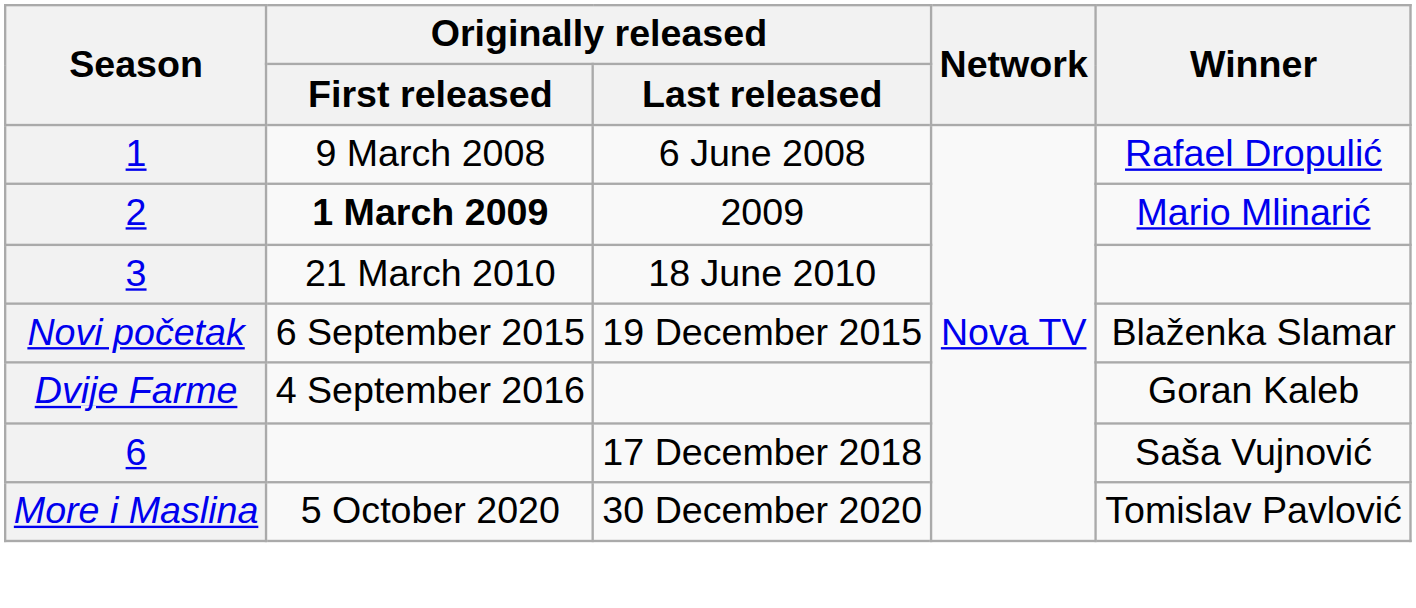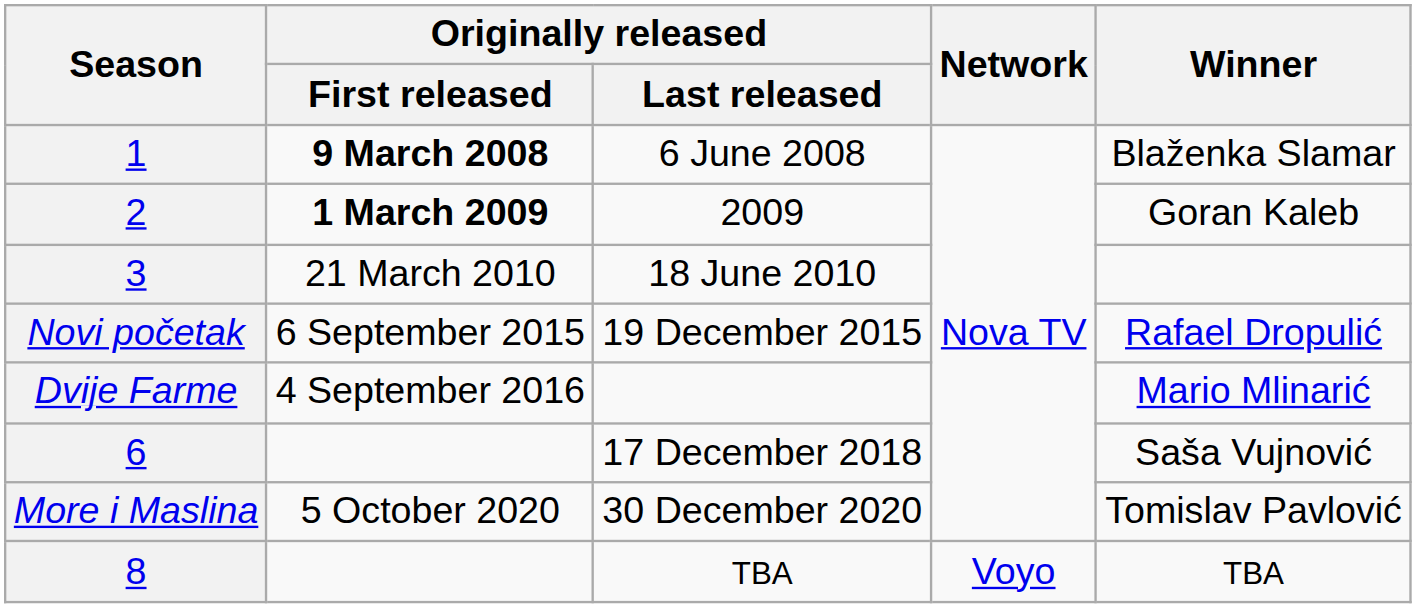(430, 153) normal -> (430, 153) bold
(1254, 153) Rafael Dropulić -> (1254, 153) Blaženka Slamar
(1254, 213) Mario Mlinarić -> (1254, 213) Goran Kaleb
(1254, 332) Blaženka Slamar -> (1254, 332) Rafael Dropulić
(1254, 392) Goran Kaleb -> (1254, 392) Mario Mlinarić
+ row: (136, 570)
